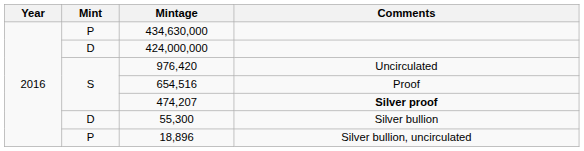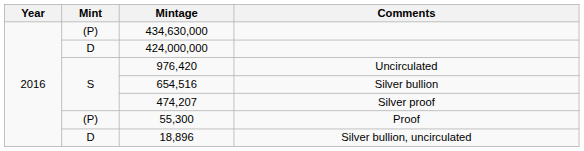(90, 31) P -> (90, 31) (P)
(406, 84) Proof -> (406, 84) Silver bullion
(406, 102) bold -> (406, 102) normal
(90, 119) D -> (90, 119) (P)
(406, 119) Silver bullion -> (406, 119) Proof
(90, 137) P -> (90, 137) D
